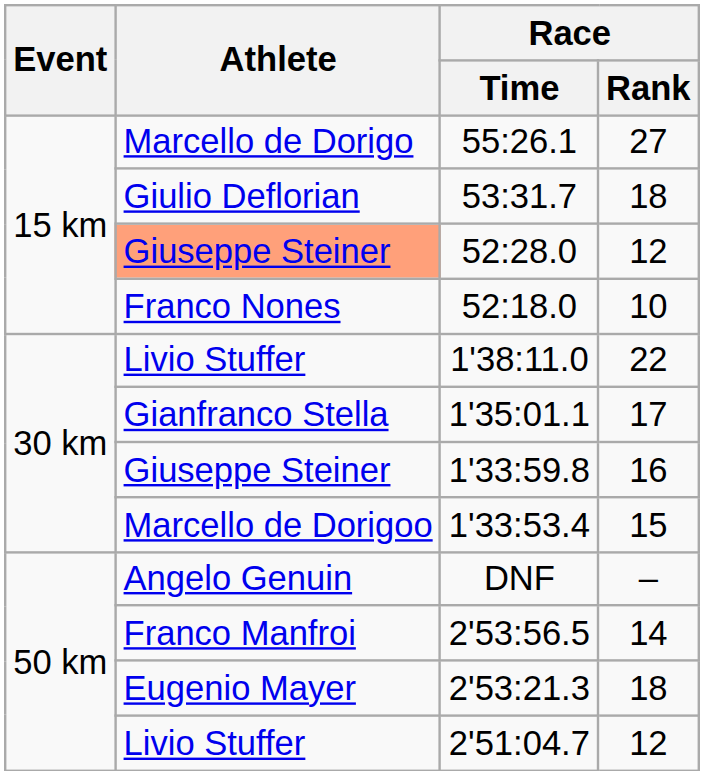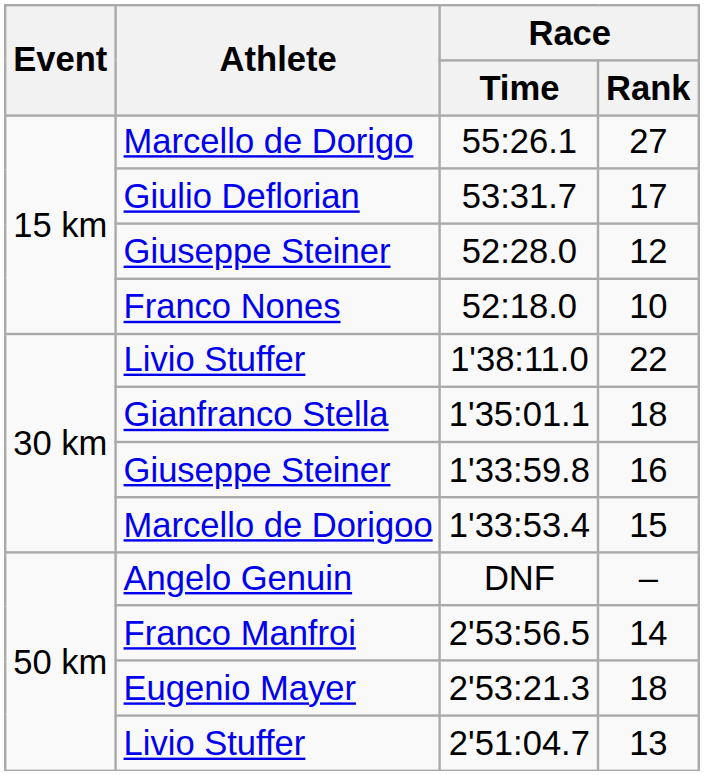(648, 197) 18 -> (648, 197) 17
(257, 251) lightsalmon background -> (257, 251) no background
(648, 415) 17 -> (648, 415) 18
(648, 743) 12 -> (648, 743) 13
